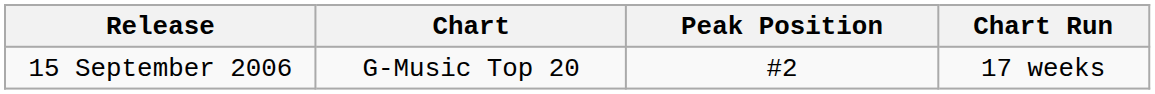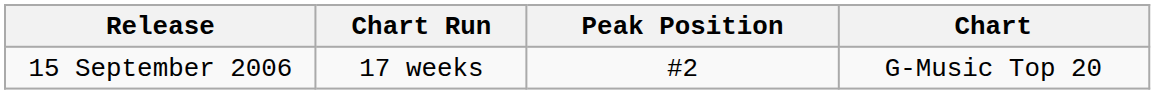columns swapped: (471, 26) <-> (1043, 26)
